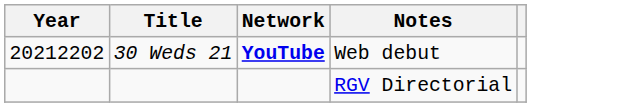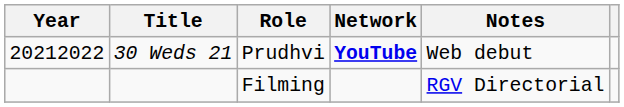+ column: (283, 21)
(57, 53) 20212202 -> (57, 53) 20212022
